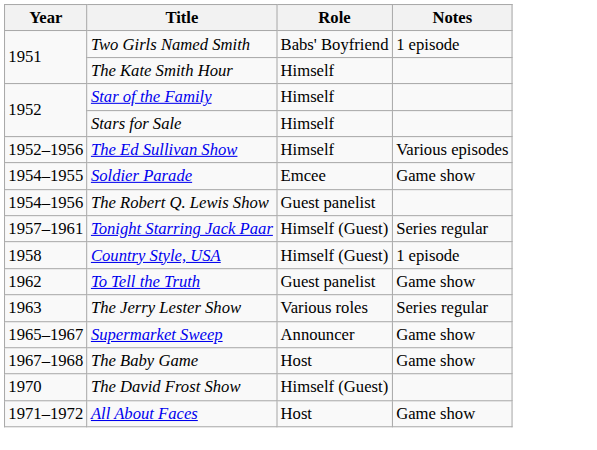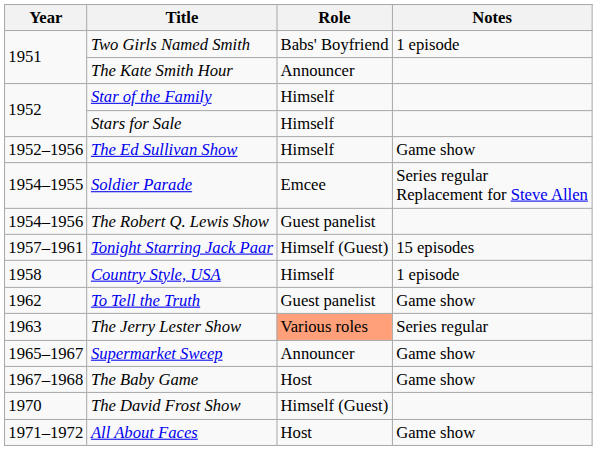(307, 70) Himself -> (318, 70) Announcer
(452, 149) Various episodes -> (436, 149) Game show
(436, 176) Game show -> (492, 185) Series regular Replacement for Steve Allen
(442, 228) Series regular -> (435, 247) 15 episodes
(334, 255) Himself (Guest) -> (307, 273) Himself
(324, 307) no background -> (324, 326) lightsalmon background
